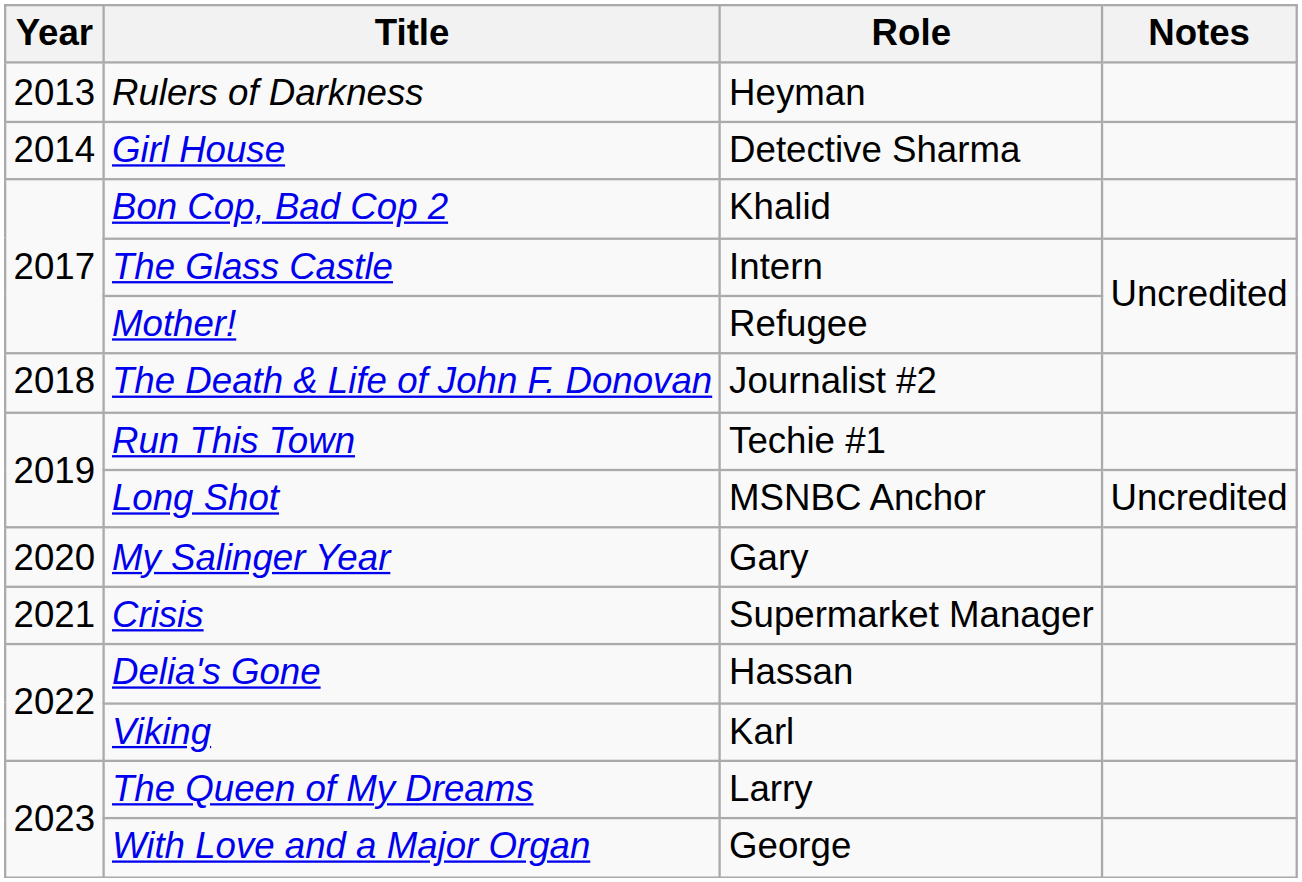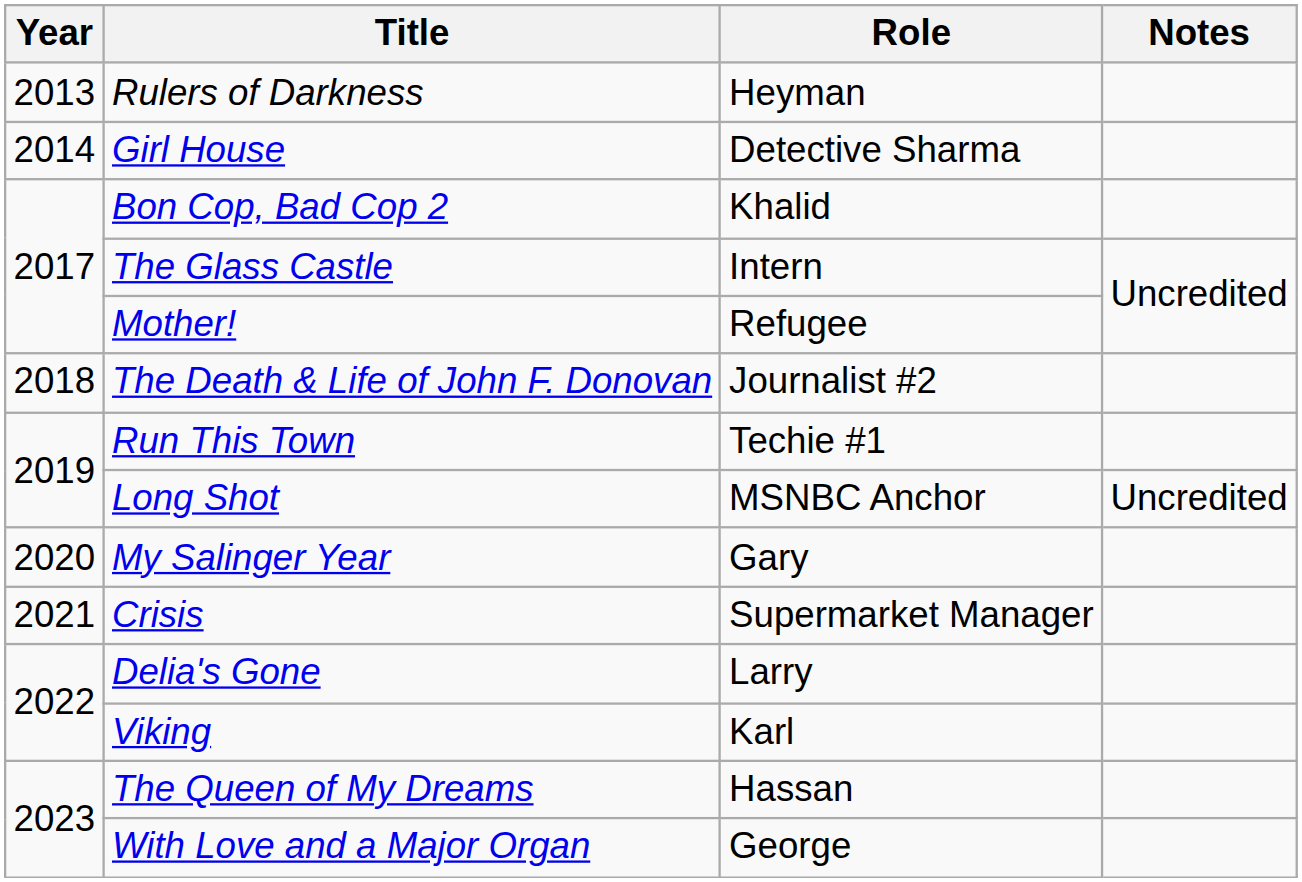(791, 672) Hassan -> (771, 672) Larry
(771, 788) Larry -> (791, 788) Hassan
